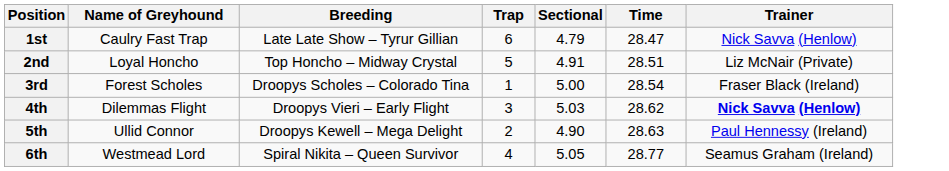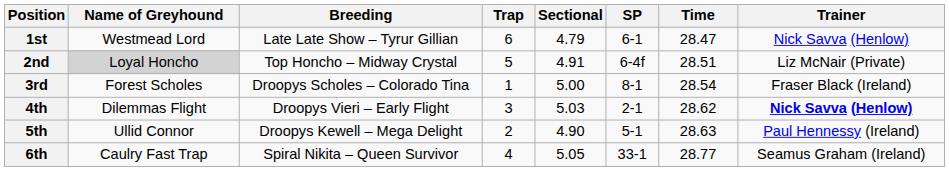+ column: (632, 16)
(154, 39) Caulry Fast Trap -> (154, 39) Westmead Lord
(154, 62) no background -> (154, 62) lightgrey background
(154, 154) Westmead Lord -> (154, 154) Caulry Fast Trap
